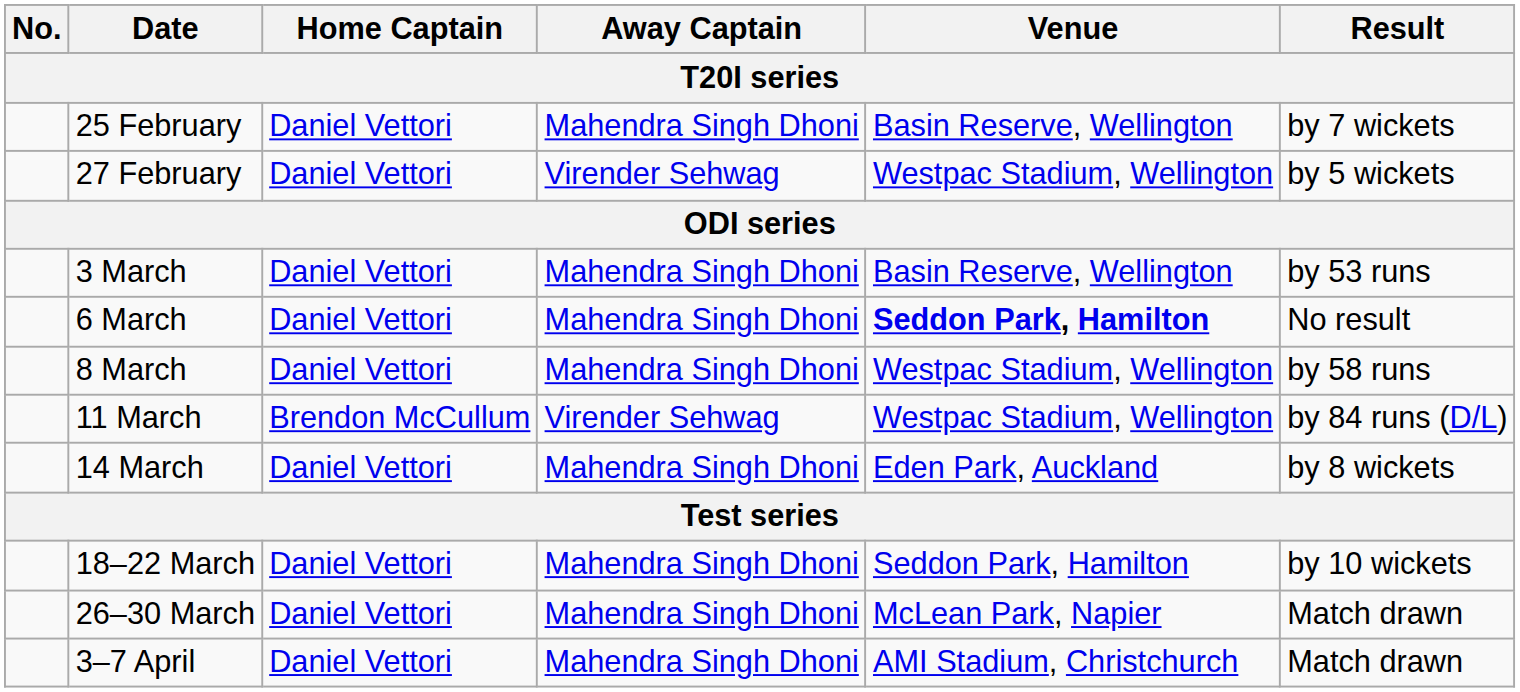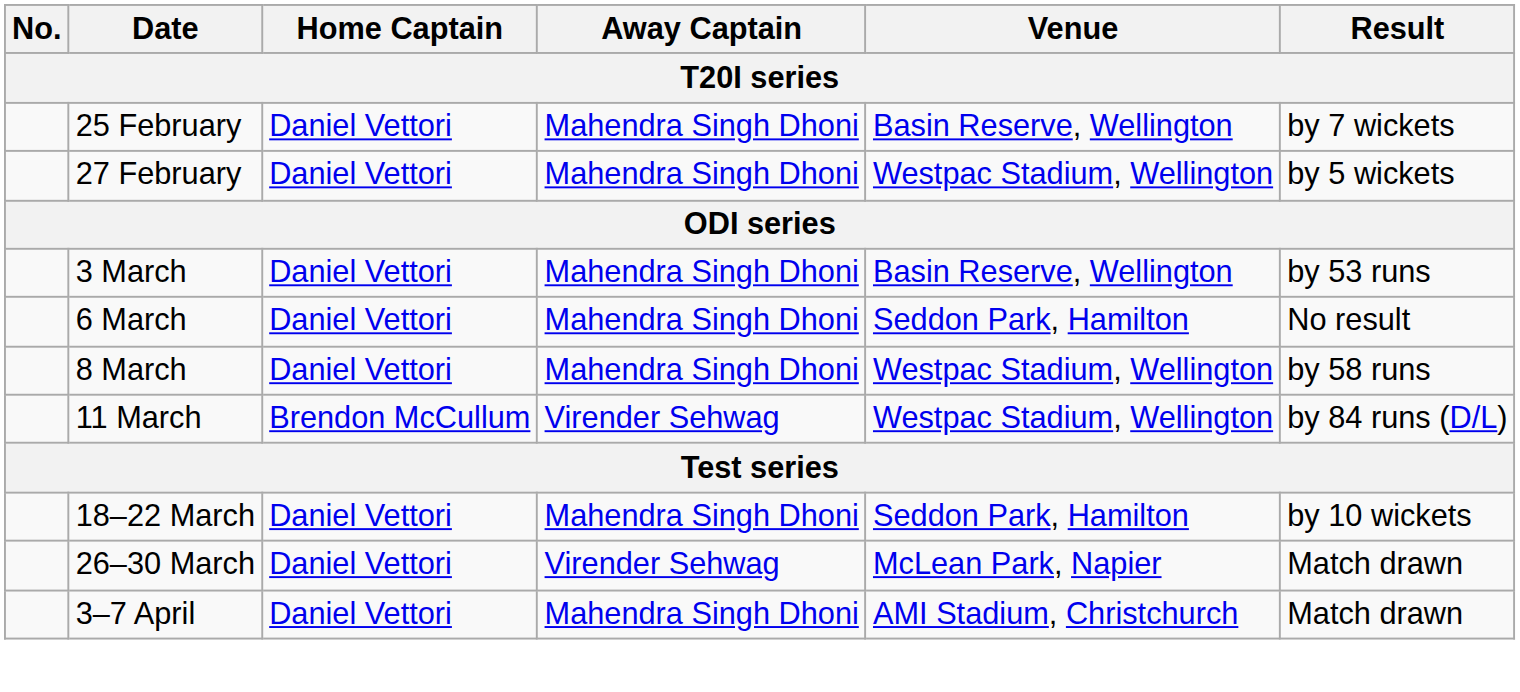(662, 175) Virender Sehwag -> (702, 175) Mahendra Singh Dhoni
(1041, 321) bold -> (1031, 321) normal
- row: (140, 467)
(702, 613) Mahendra Singh Dhoni -> (662, 564) Virender Sehwag
